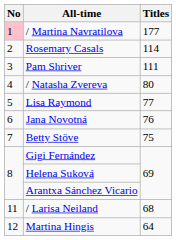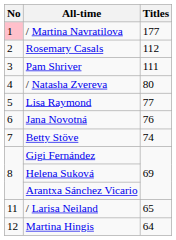(151, 48) 114 -> (151, 48) 112
(148, 137) 75 -> (148, 137) 74
(148, 208) 68 -> (148, 208) 65
